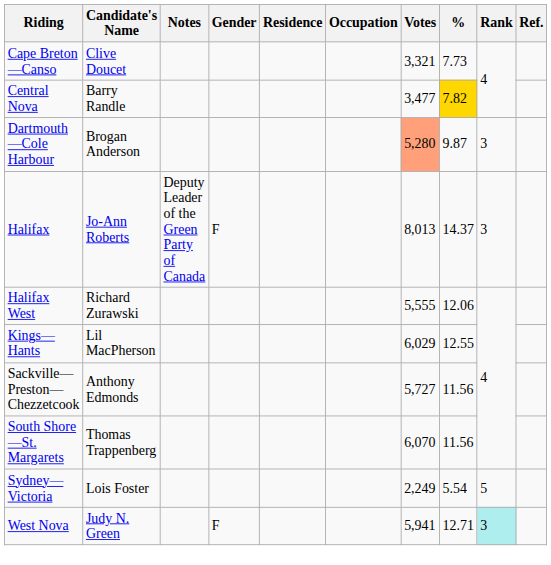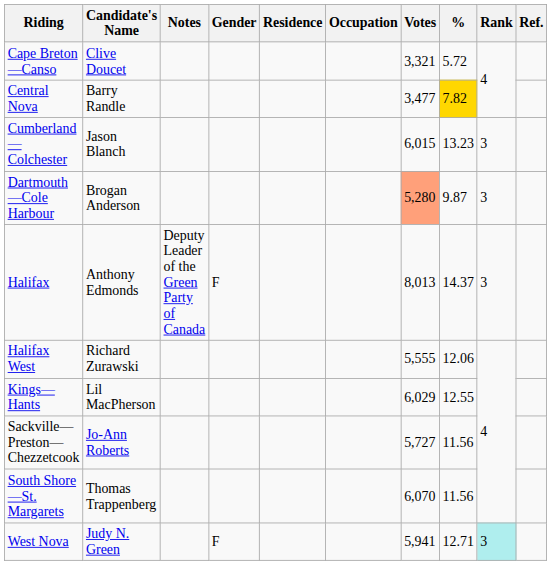(455, 61) 7.73 -> (455, 61) 5.72
+ row: (42, 144)
(108, 229) Jo-Ann Roberts -> (112, 282) Anthony Edmonds
(112, 389) Anthony Edmonds -> (108, 442) Jo-Ann Roberts
- row: (35, 488)
